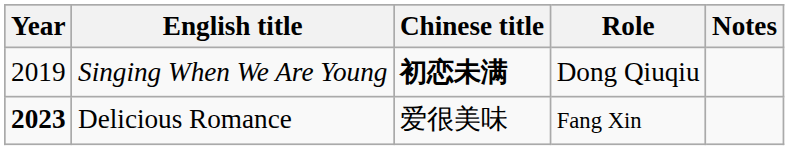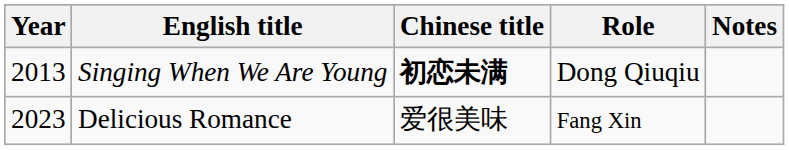(38, 71) 2019 -> (38, 71) 2013
(38, 119) bold -> (38, 119) normal
